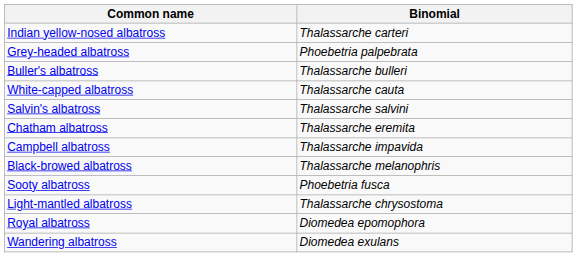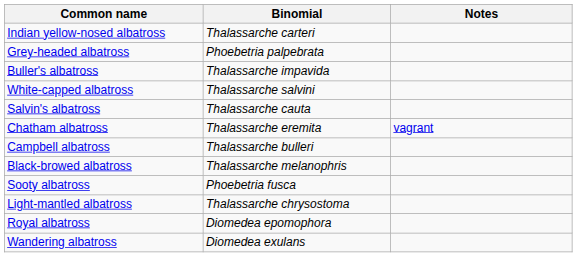+ column: (482, 14)
(353, 71) Thalassarche bulleri -> (268, 71) Thalassarche impavida
(352, 90) Thalassarche cauta -> (260, 90) Thalassarche salvini
(354, 109) Thalassarche salvini -> (258, 109) Thalassarche cauta
(361, 147) Thalassarche impavida -> (260, 147) Thalassarche bulleri
